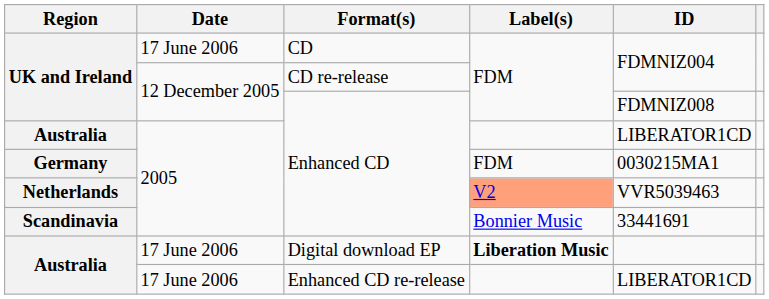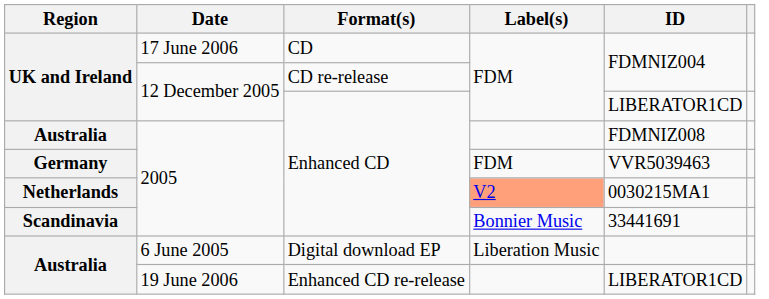(666, 105) FDMNIZ008 -> (675, 105) LIBERATOR1CD
(684, 134) LIBERATOR1CD -> (657, 134) FDMNIZ008
(668, 163) 0030215MA1 -> (659, 163) VVR5039463
(668, 192) VVR5039463 -> (659, 192) 0030215MA1
(189, 250) 17 June 2006 -> (185, 250) 6 June 2005
(541, 250) bold -> (536, 250) normal
(189, 279) 17 June 2006 -> (189, 279) 19 June 2006
